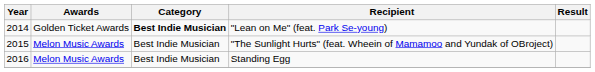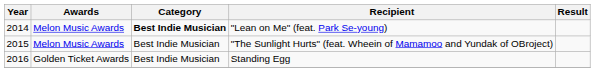(81, 28) Golden Ticket Awards -> (79, 28) Melon Music Awards
(79, 59) Melon Music Awards -> (81, 59) Golden Ticket Awards
